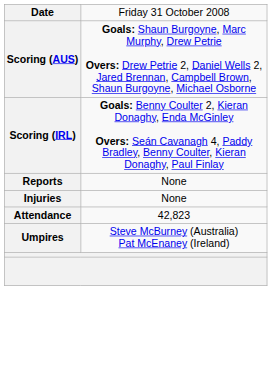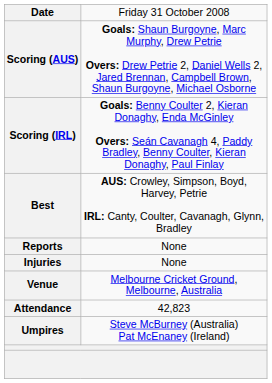+ row: (43, 205)
+ row: (43, 285)
